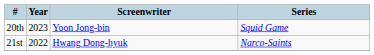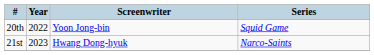(38, 27) 2023 -> (38, 27) 2022
(38, 43) 2022 -> (38, 43) 2023
